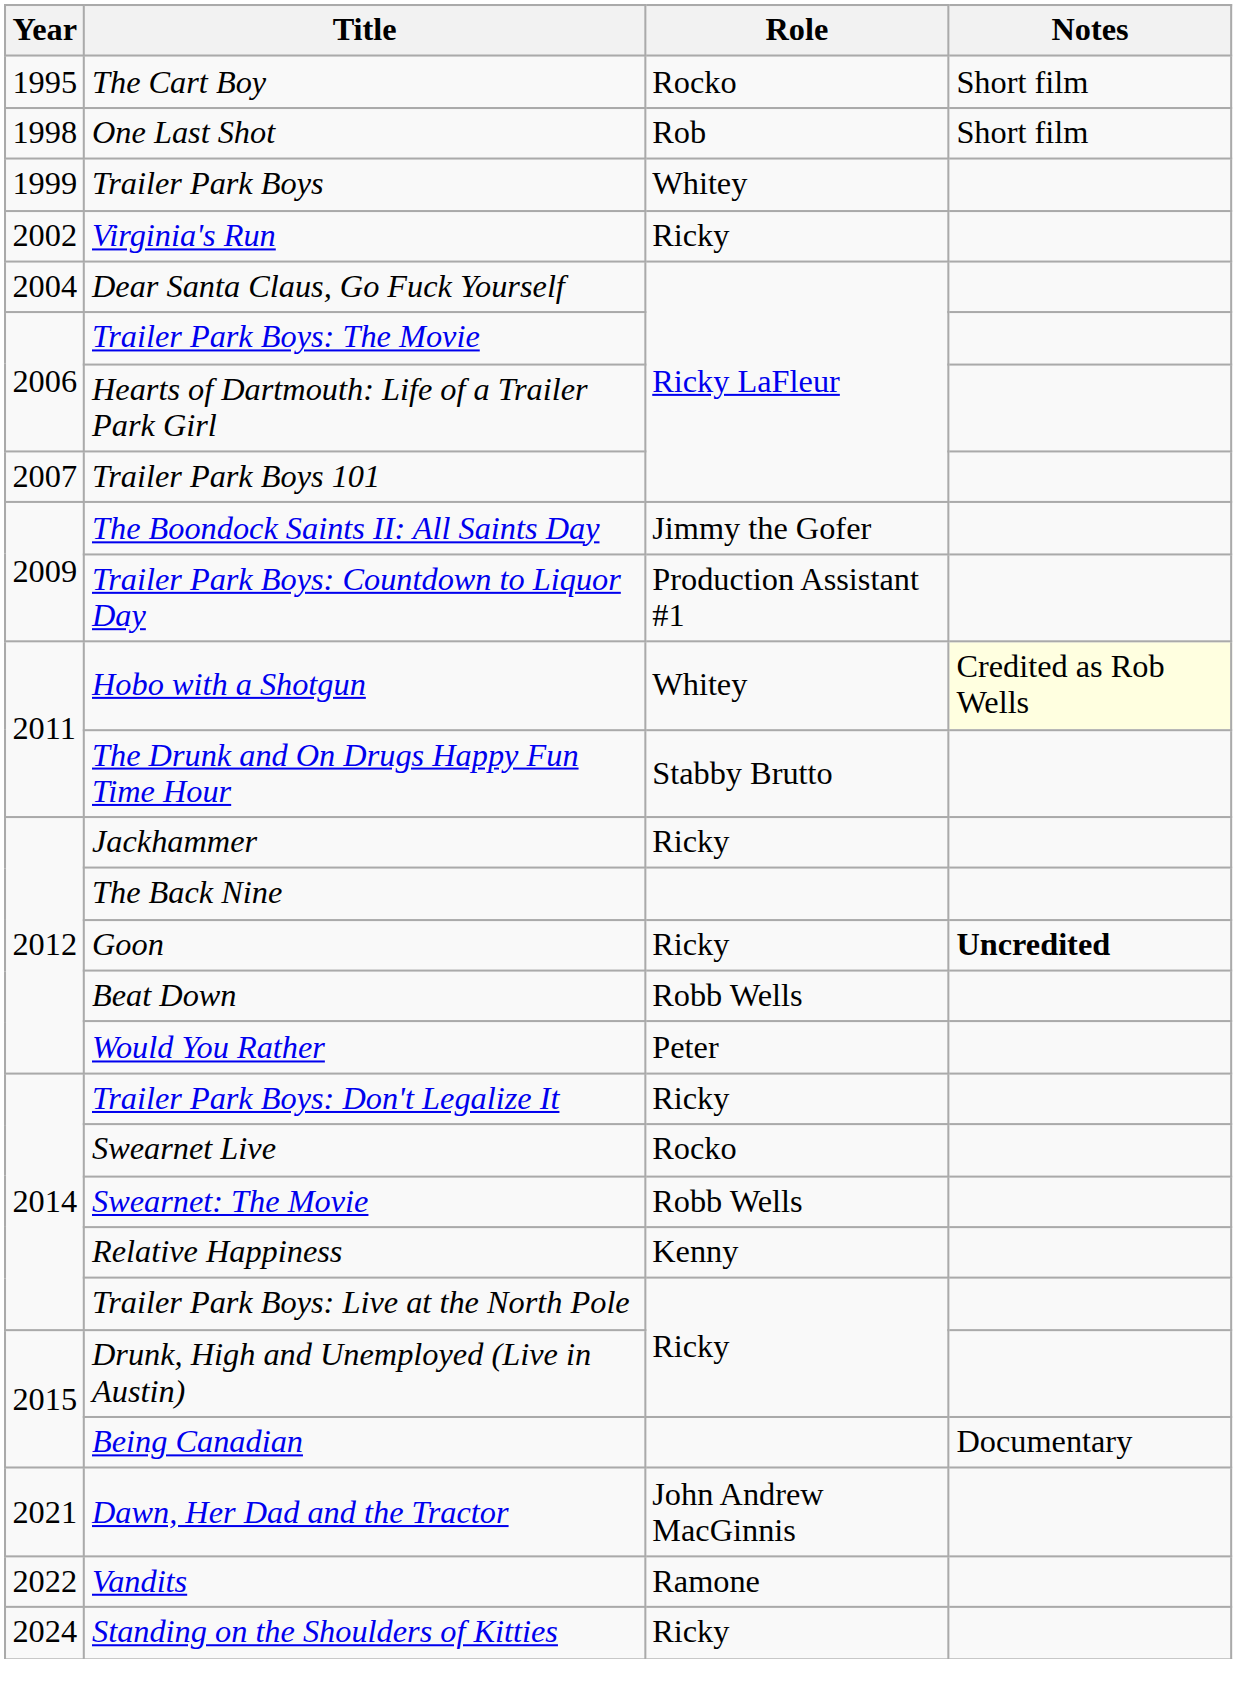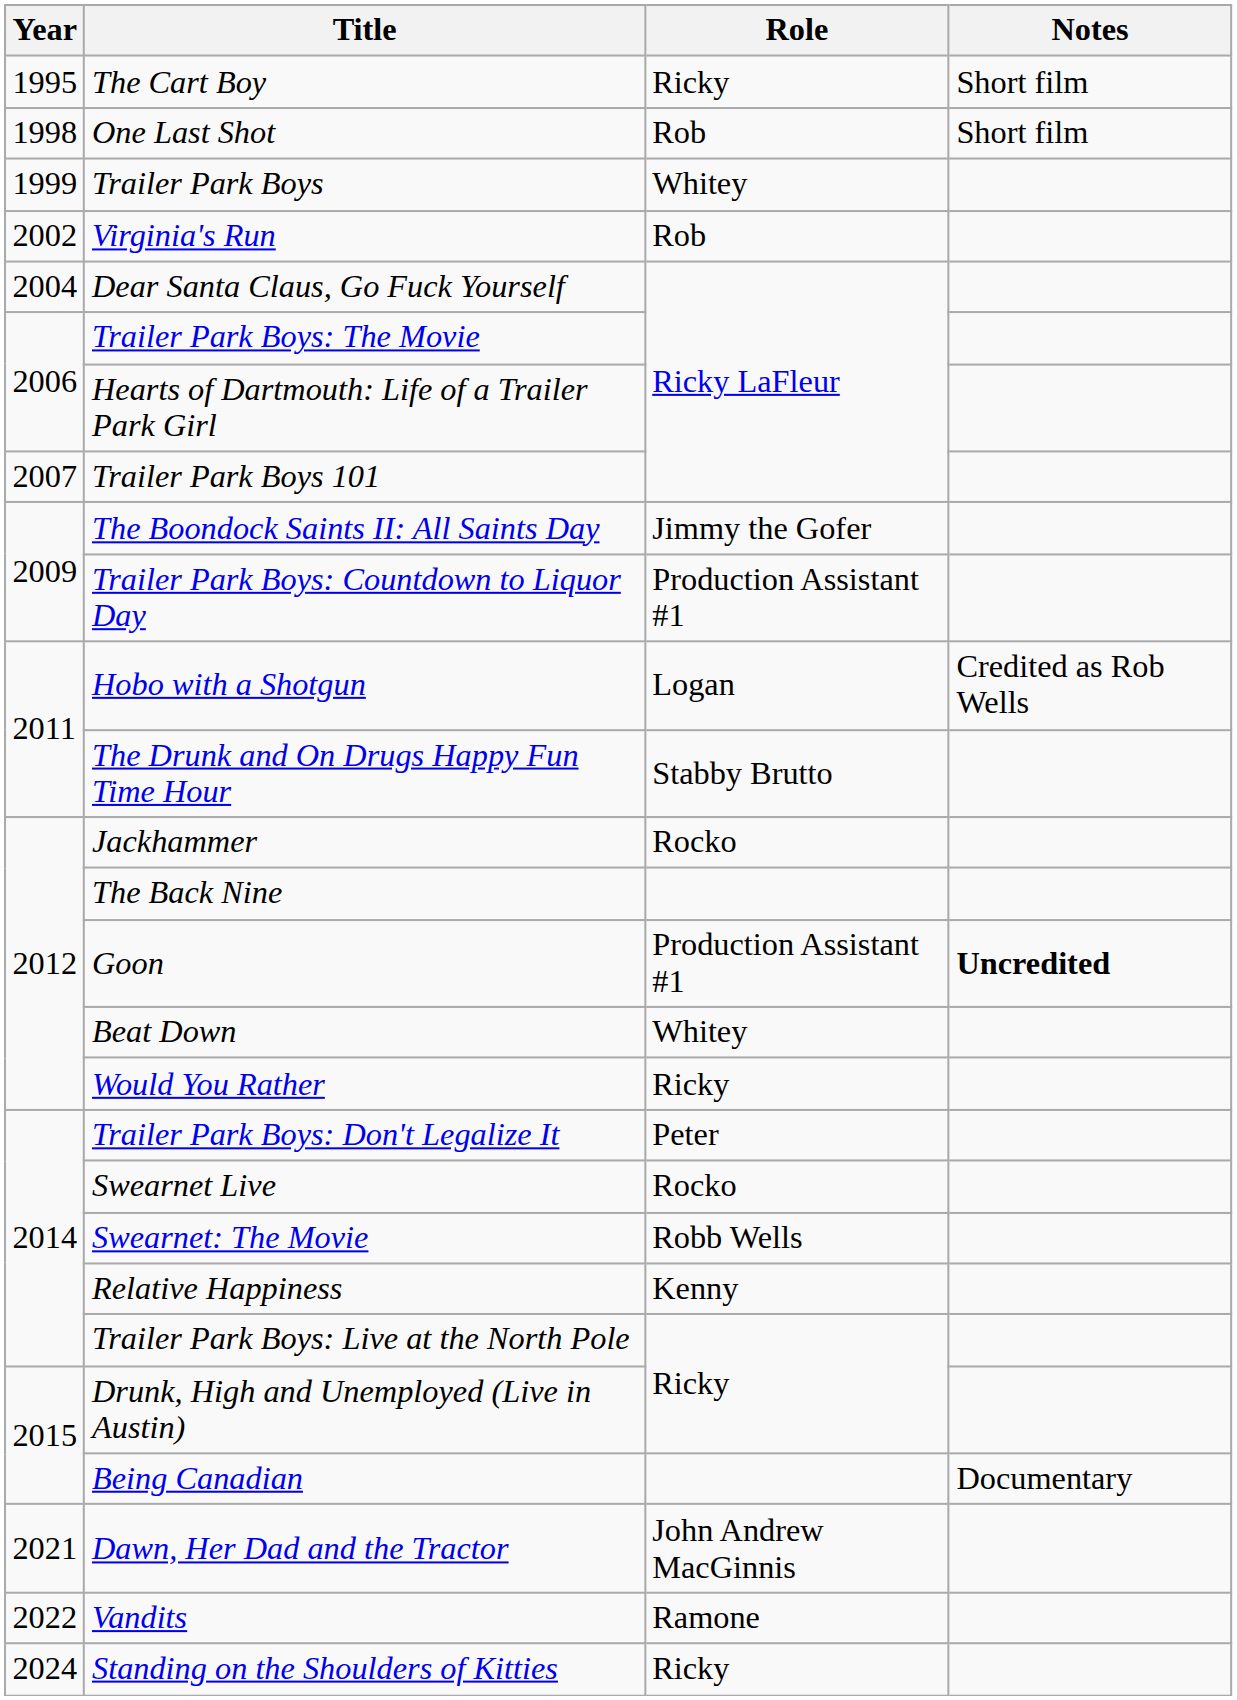(694, 81) Rocko -> (691, 81) Ricky
(691, 235) Ricky -> (679, 235) Rob
(700, 684) Whitey -> (694, 684) Logan
(1061, 684) lightyellow background -> (1061, 684) no background
(691, 841) Ricky -> (694, 841) Rocko
(691, 944) Ricky -> (786, 962) Production Assistant #1
(727, 995) Robb Wells -> (700, 1032) Whitey
(685, 1046) Peter -> (691, 1083) Ricky
(691, 1098) Ricky -> (685, 1134) Peter
